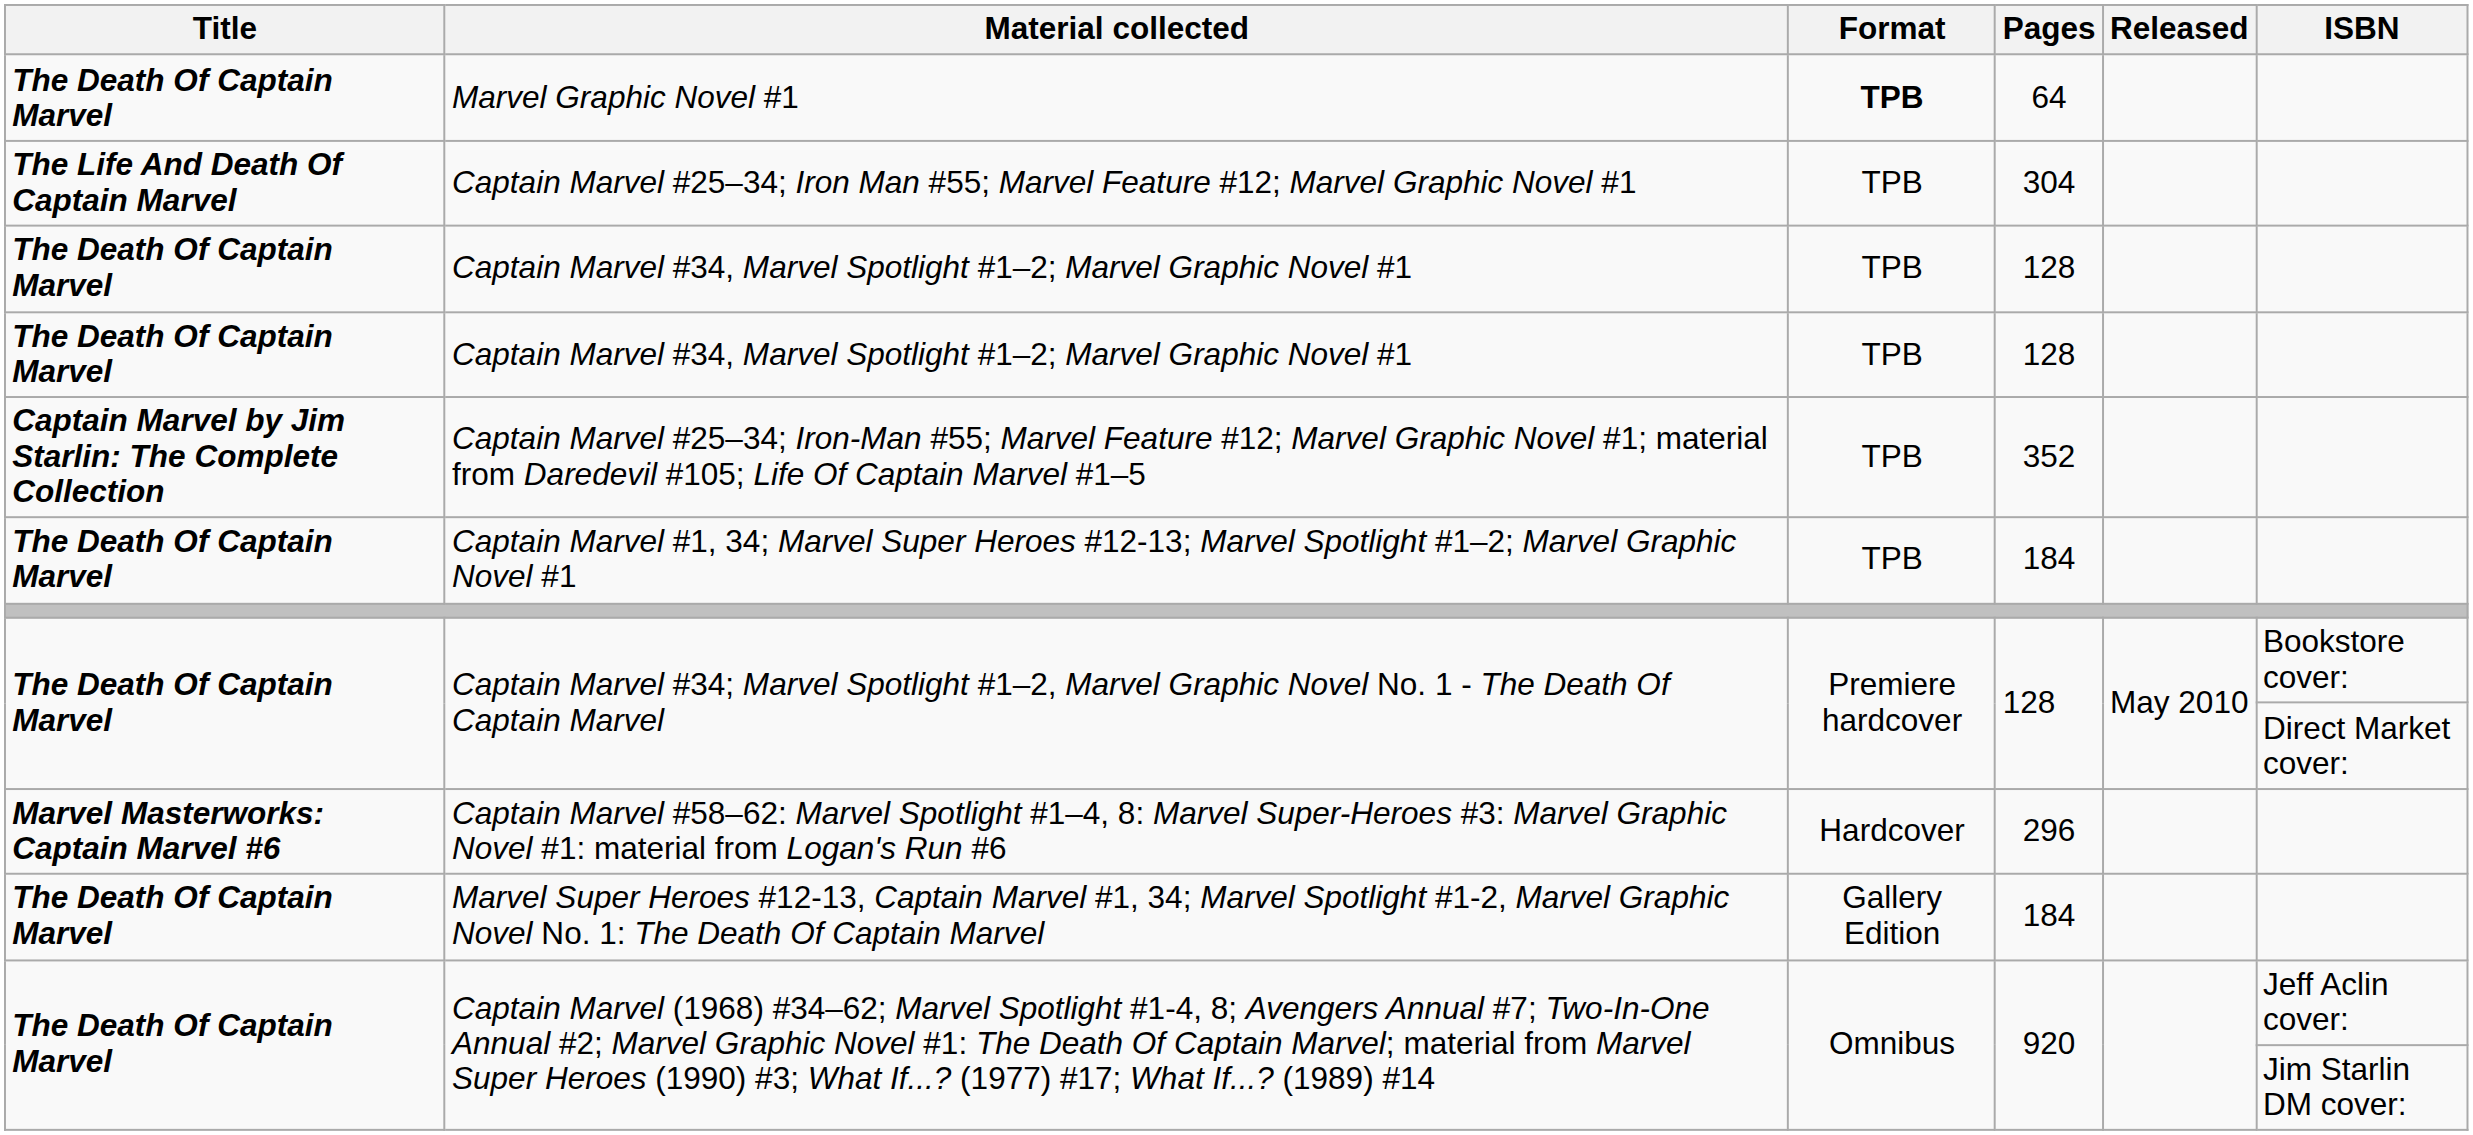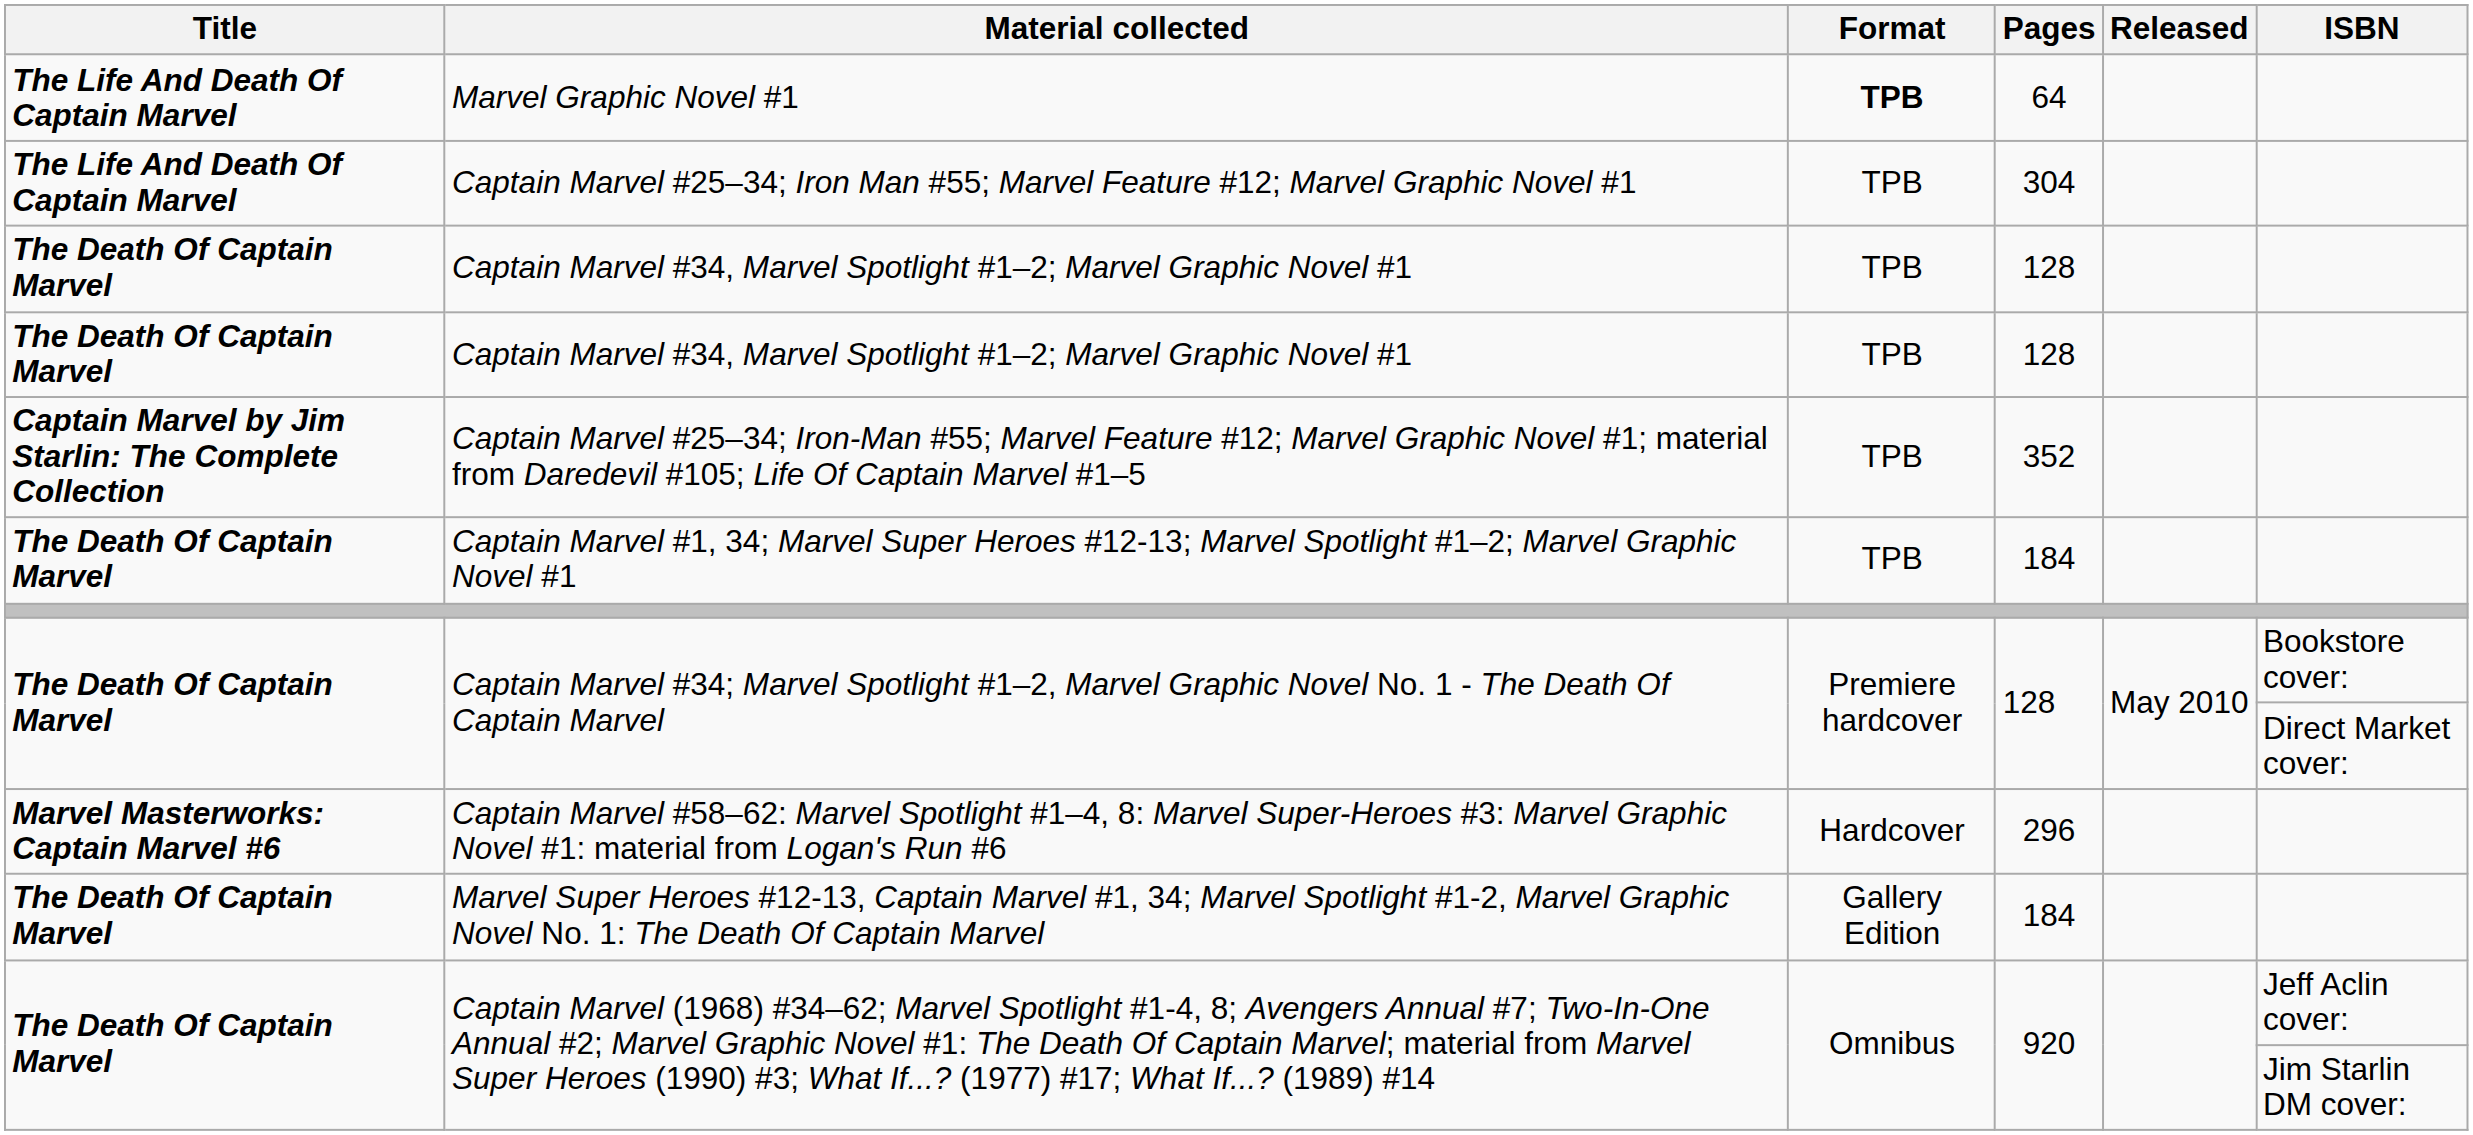(172, 97) The Death Of Captain Marvel -> (177, 97) The Life And Death Of Captain Marvel
